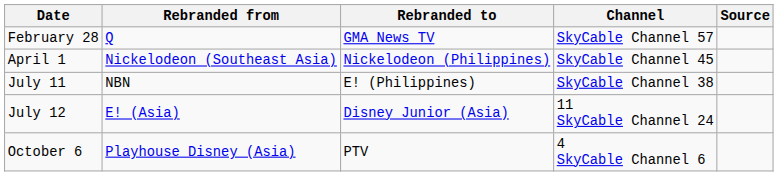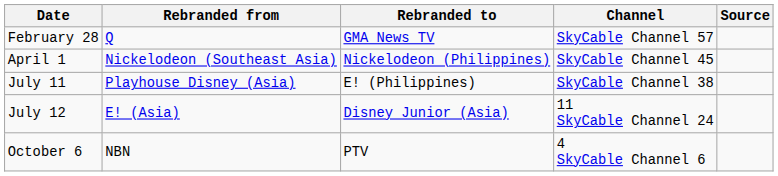(118, 83) NBN -> (200, 83) Playhouse Disney (Asia)
(200, 152) Playhouse Disney (Asia) -> (118, 152) NBN
